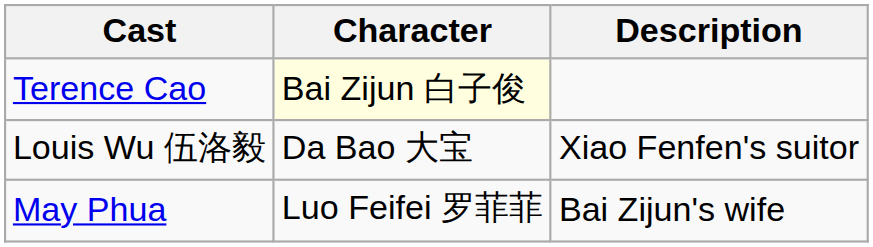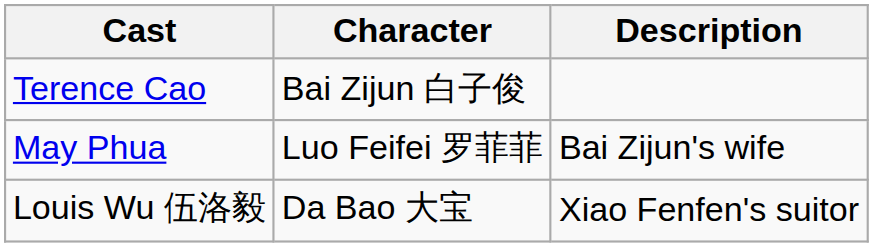(404, 87) lightyellow background -> (404, 87) no background
rows swapped: (90, 209) <-> (140, 148)
